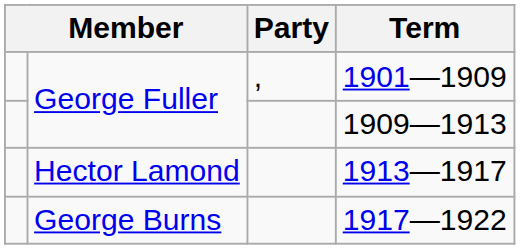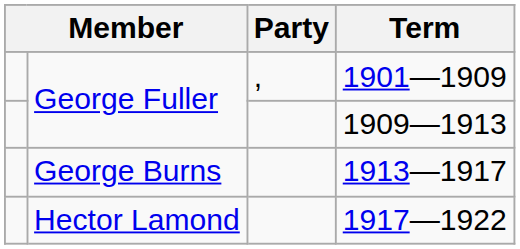(137, 171) Hector Lamond -> (128, 171) George Burns
(128, 219) George Burns -> (137, 219) Hector Lamond
